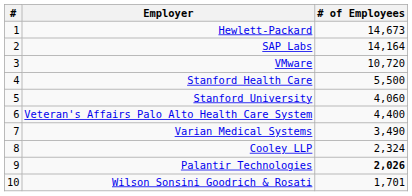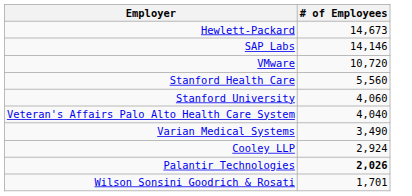- column: (13, 13)
(386, 47) 14,164 -> (369, 47) 14,146
(389, 81) 5,500 -> (372, 81) 5,560
(389, 115) 4,400 -> (372, 115) 4,040
(389, 148) 2,324 -> (372, 148) 2,924
